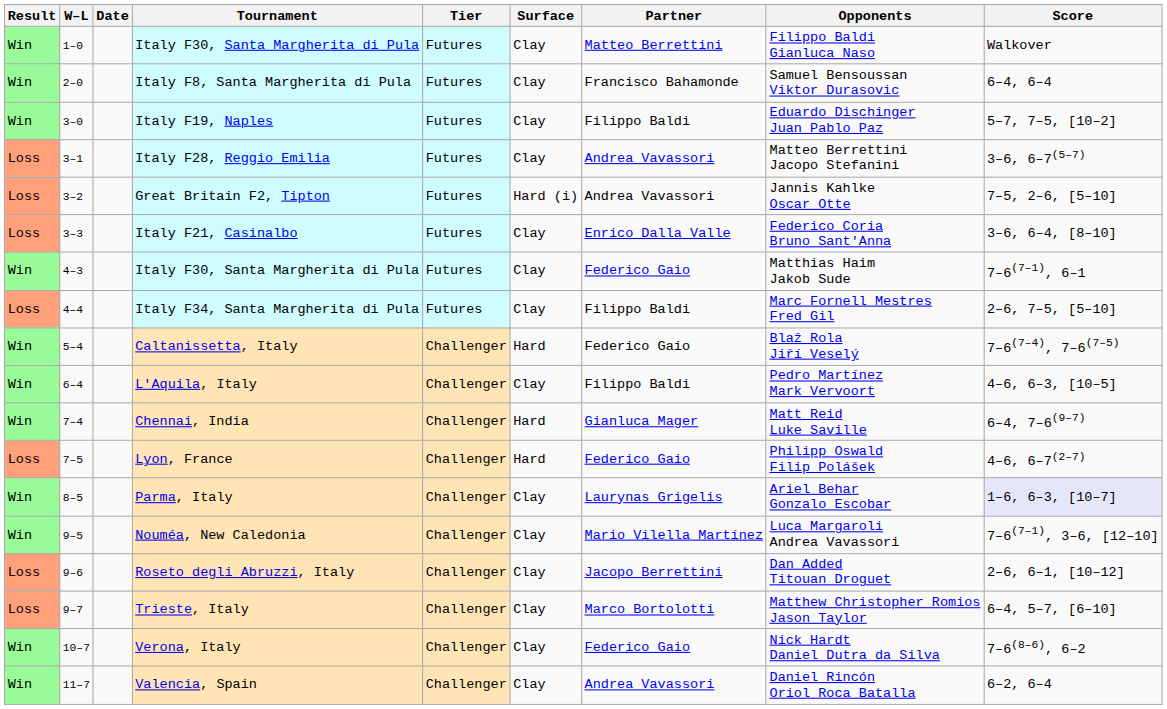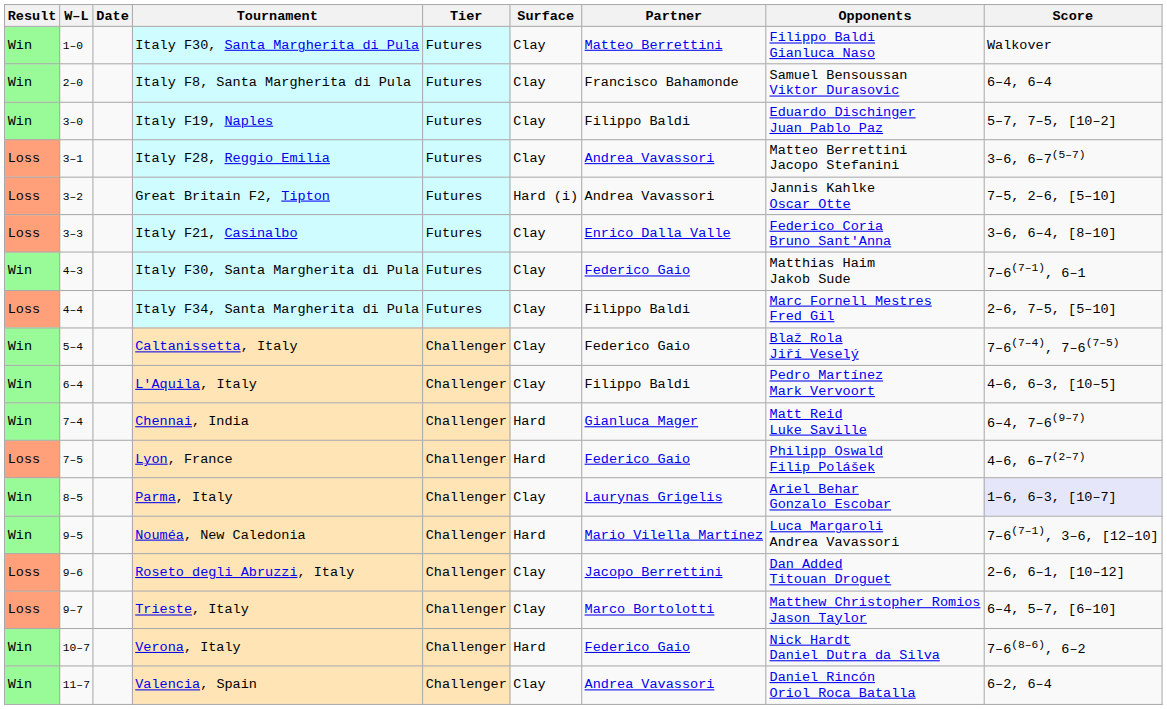(529, 346) Hard -> (529, 346) Clay
(529, 535) Clay -> (529, 535) Hard
(529, 648) Clay -> (529, 648) Hard
